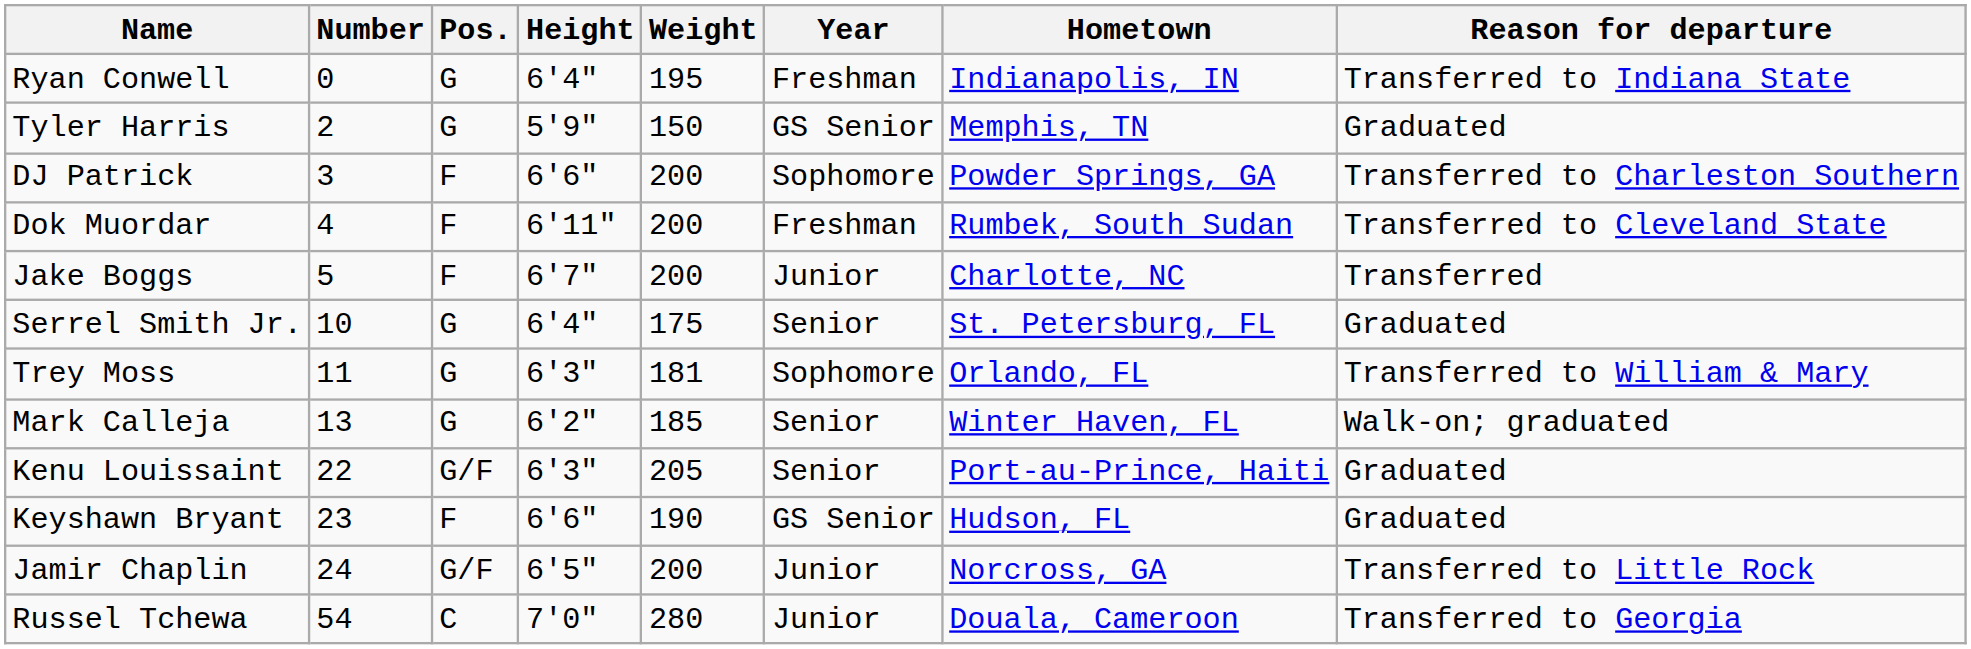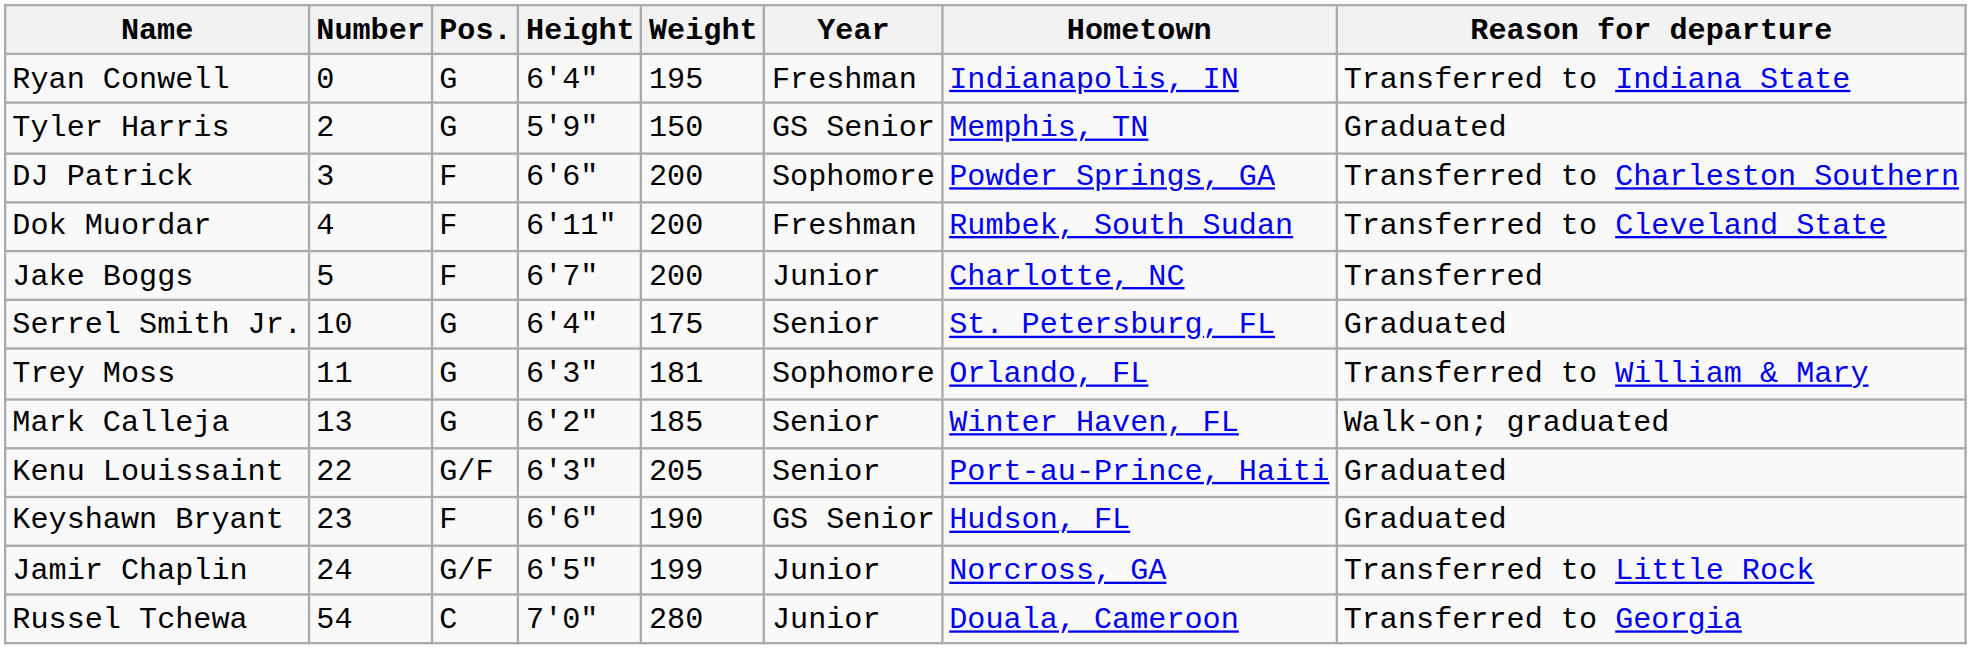(676, 570) 200 -> (676, 570) 199
